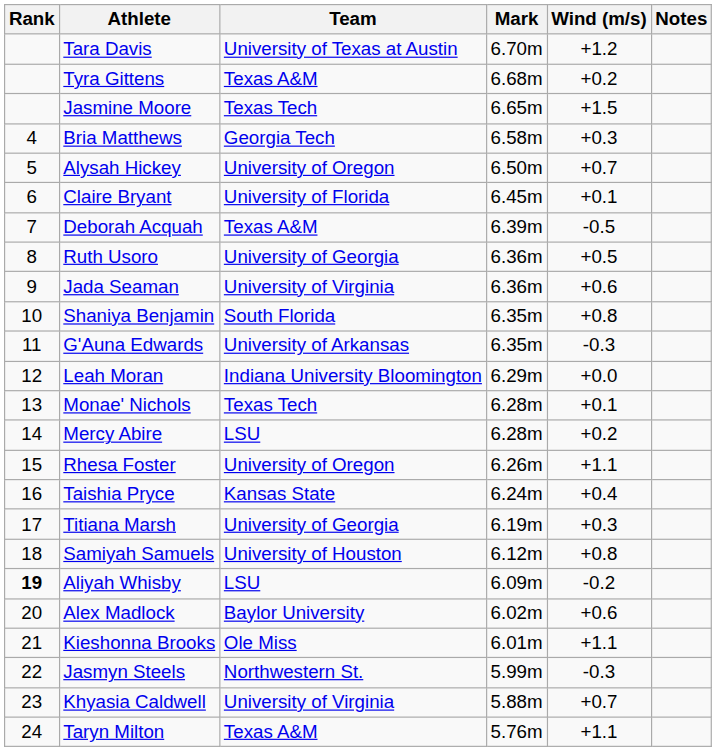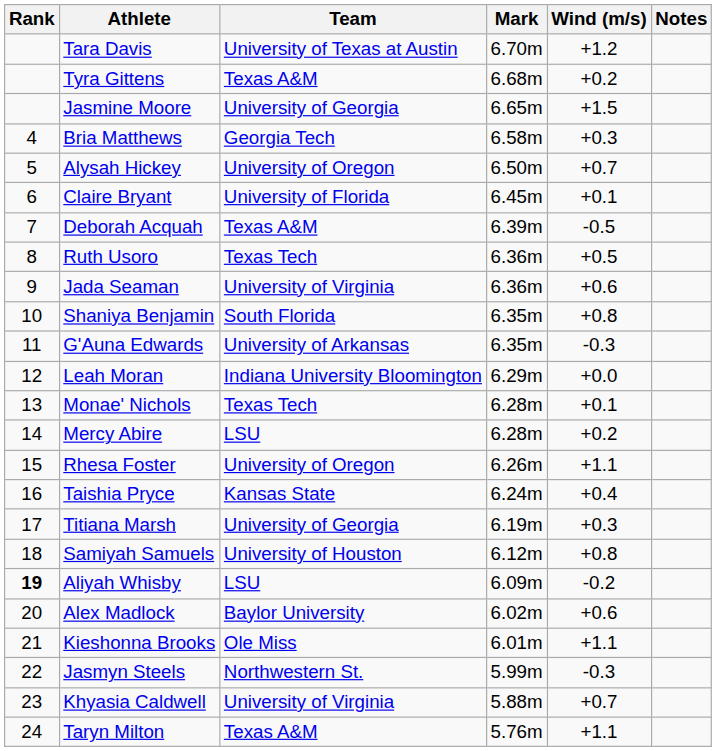(271, 108) Texas Tech -> (311, 108) University of Georgia
(311, 256) University of Georgia -> (271, 256) Texas Tech
